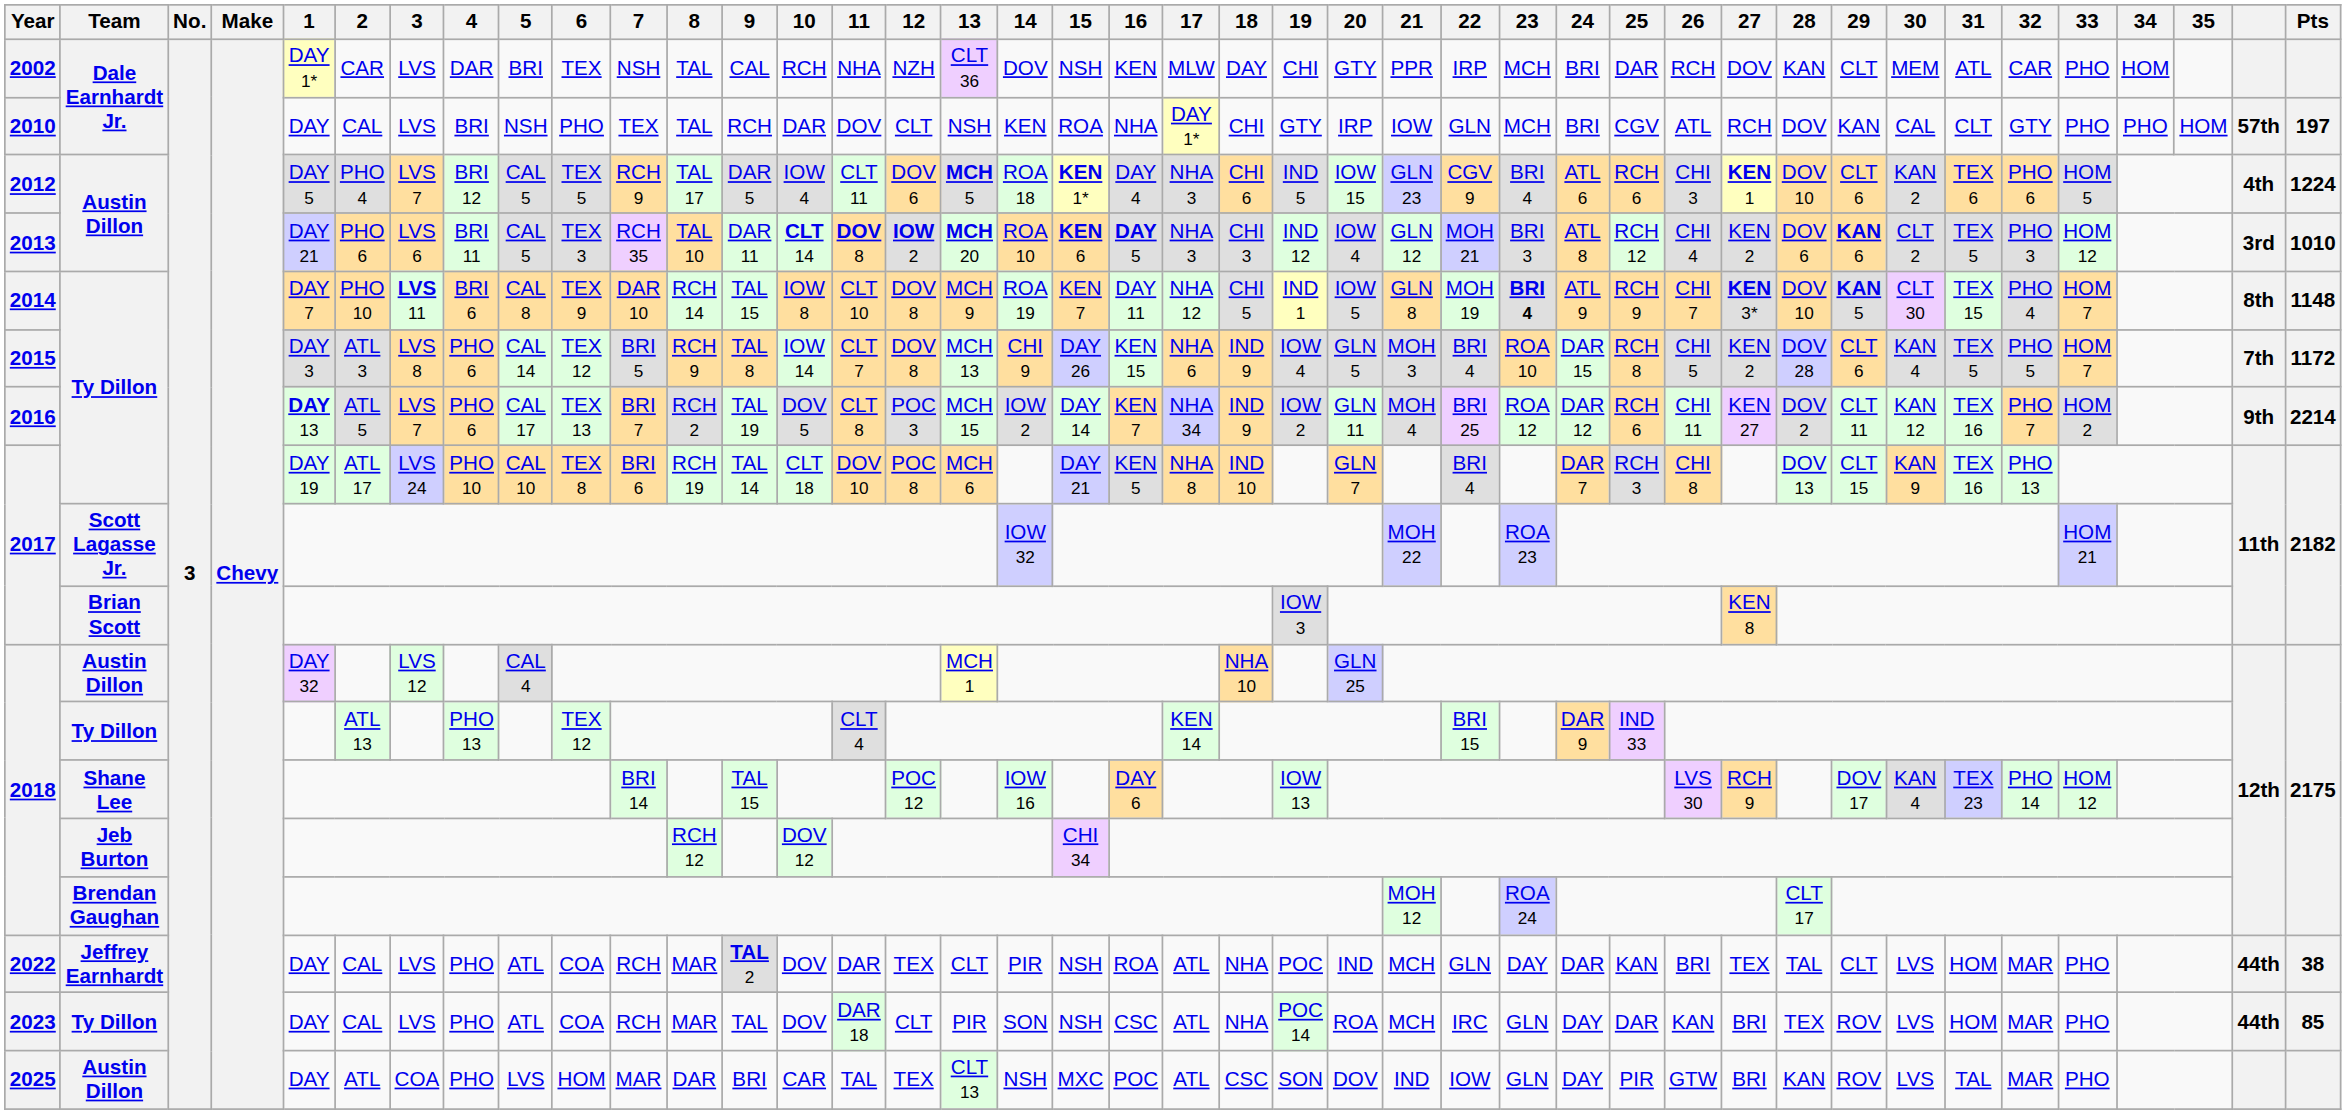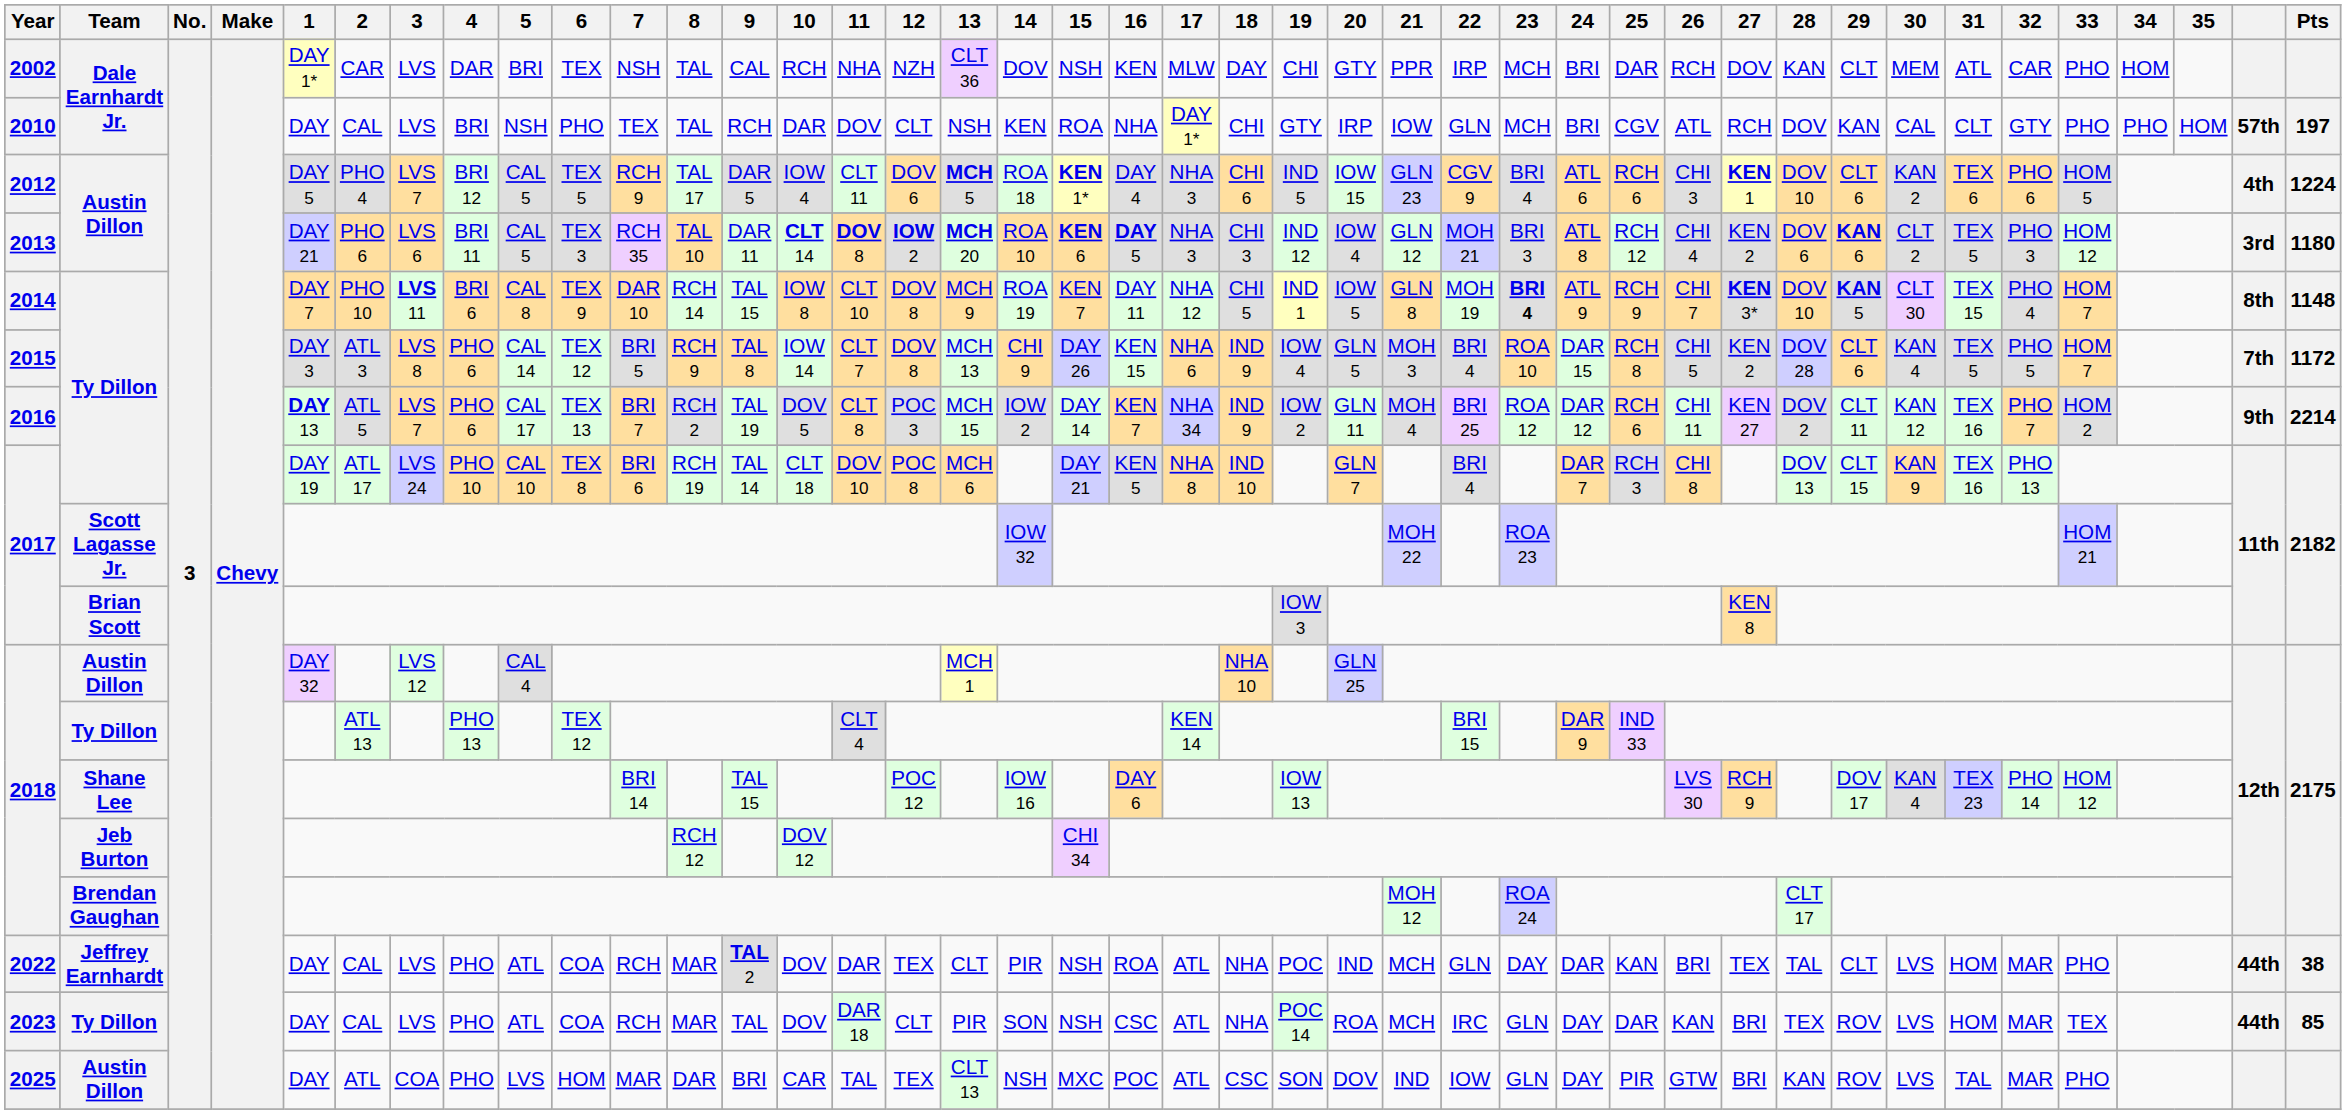(2313, 242) 1010 -> (2313, 242) 1180
(2087, 1022) PHO -> (2087, 1022) TEX
